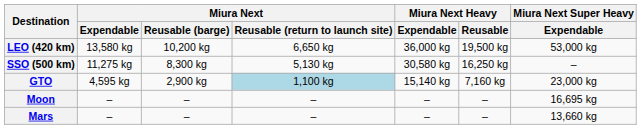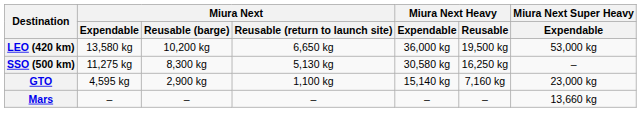(313, 82) lightblue background -> (313, 82) no background
- row: (41, 99)
